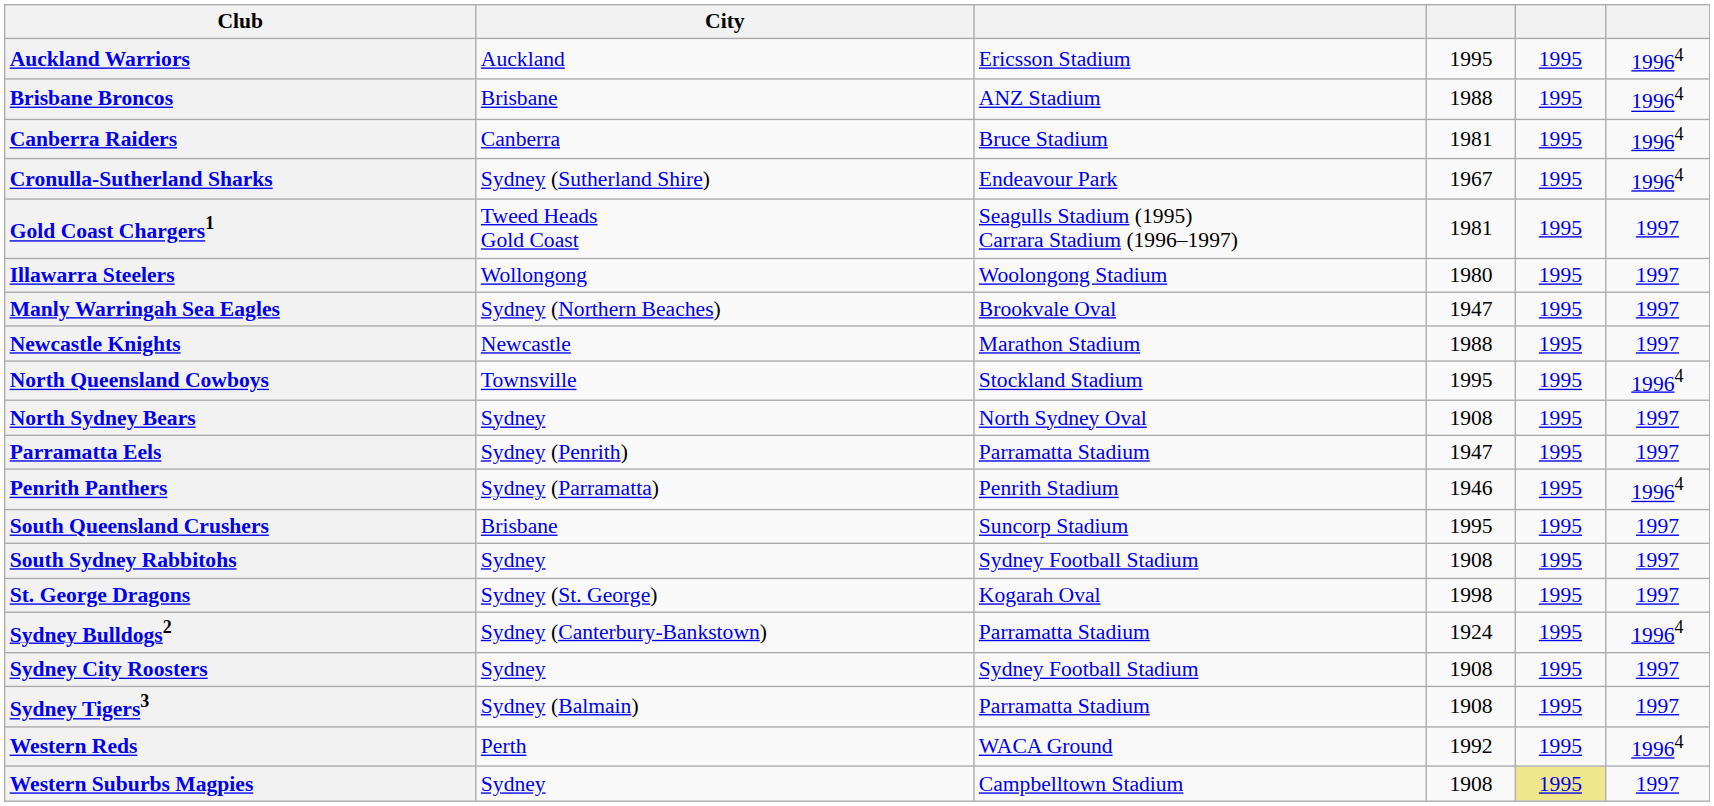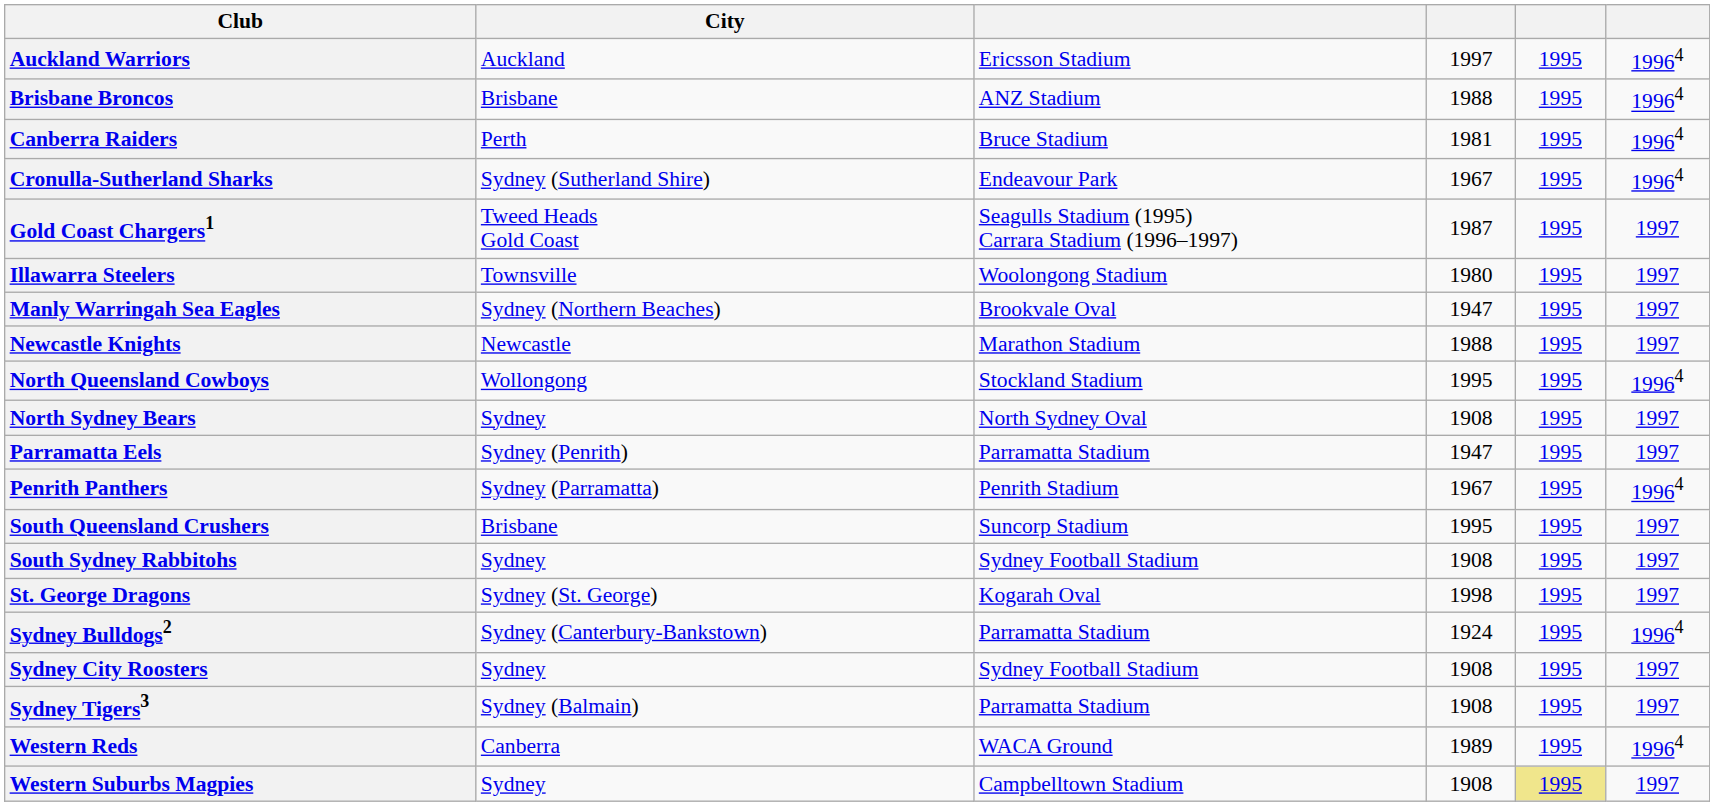(1471, 58) 1995 -> (1471, 58) 1997
(520, 138) Canberra -> (504, 138) Perth
(1471, 228) 1981 -> (1471, 228) 1987
(534, 274) Wollongong -> (529, 274) Townsville
(529, 380) Townsville -> (534, 380) Wollongong
(1471, 489) 1946 -> (1471, 489) 1967
(504, 746) Perth -> (520, 746) Canberra
(1471, 746) 1992 -> (1471, 746) 1989
